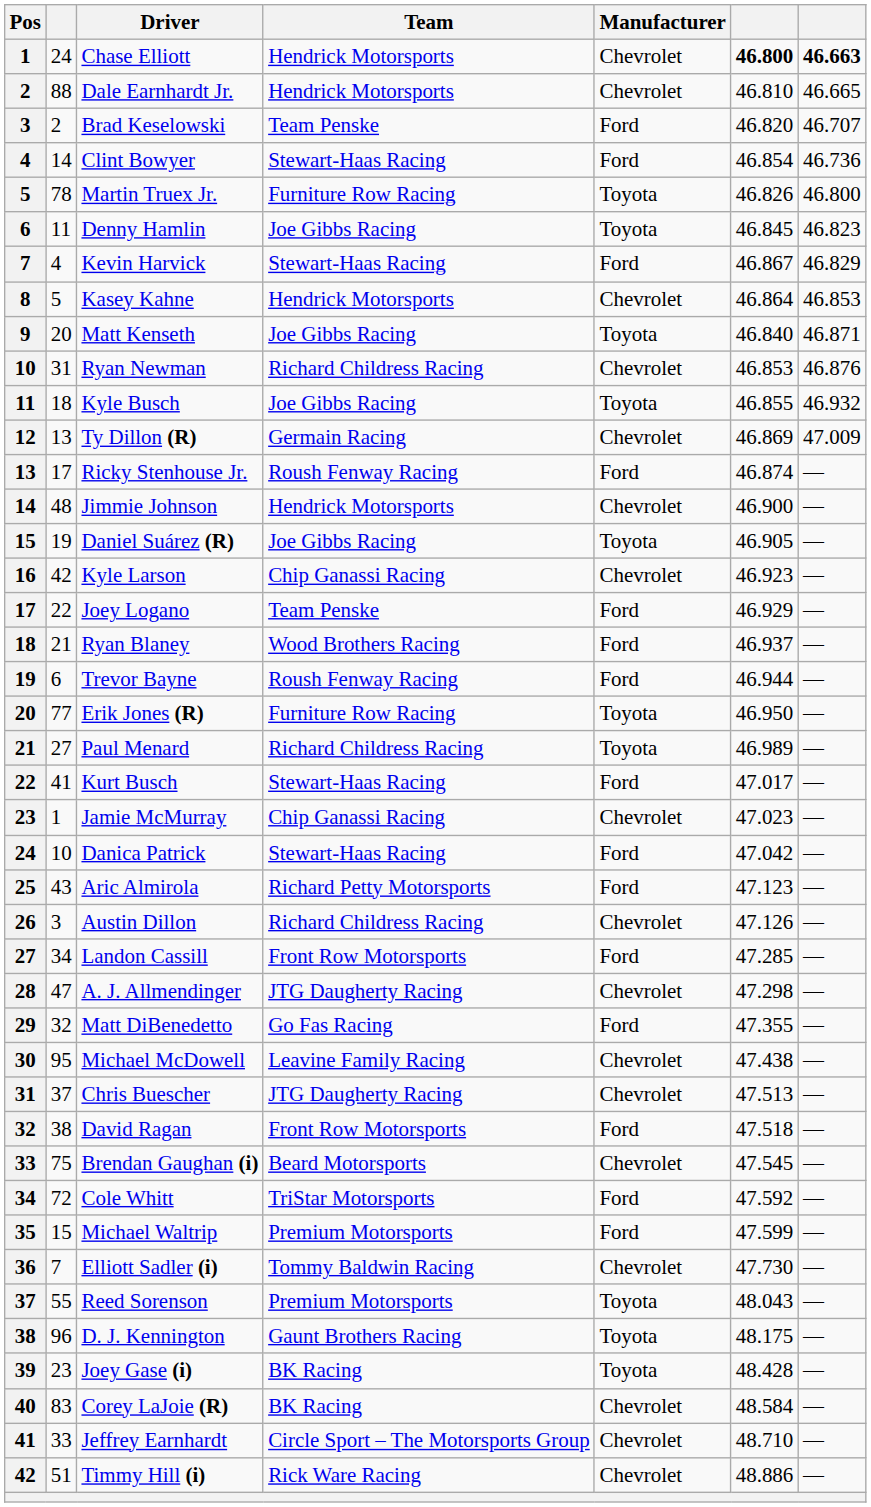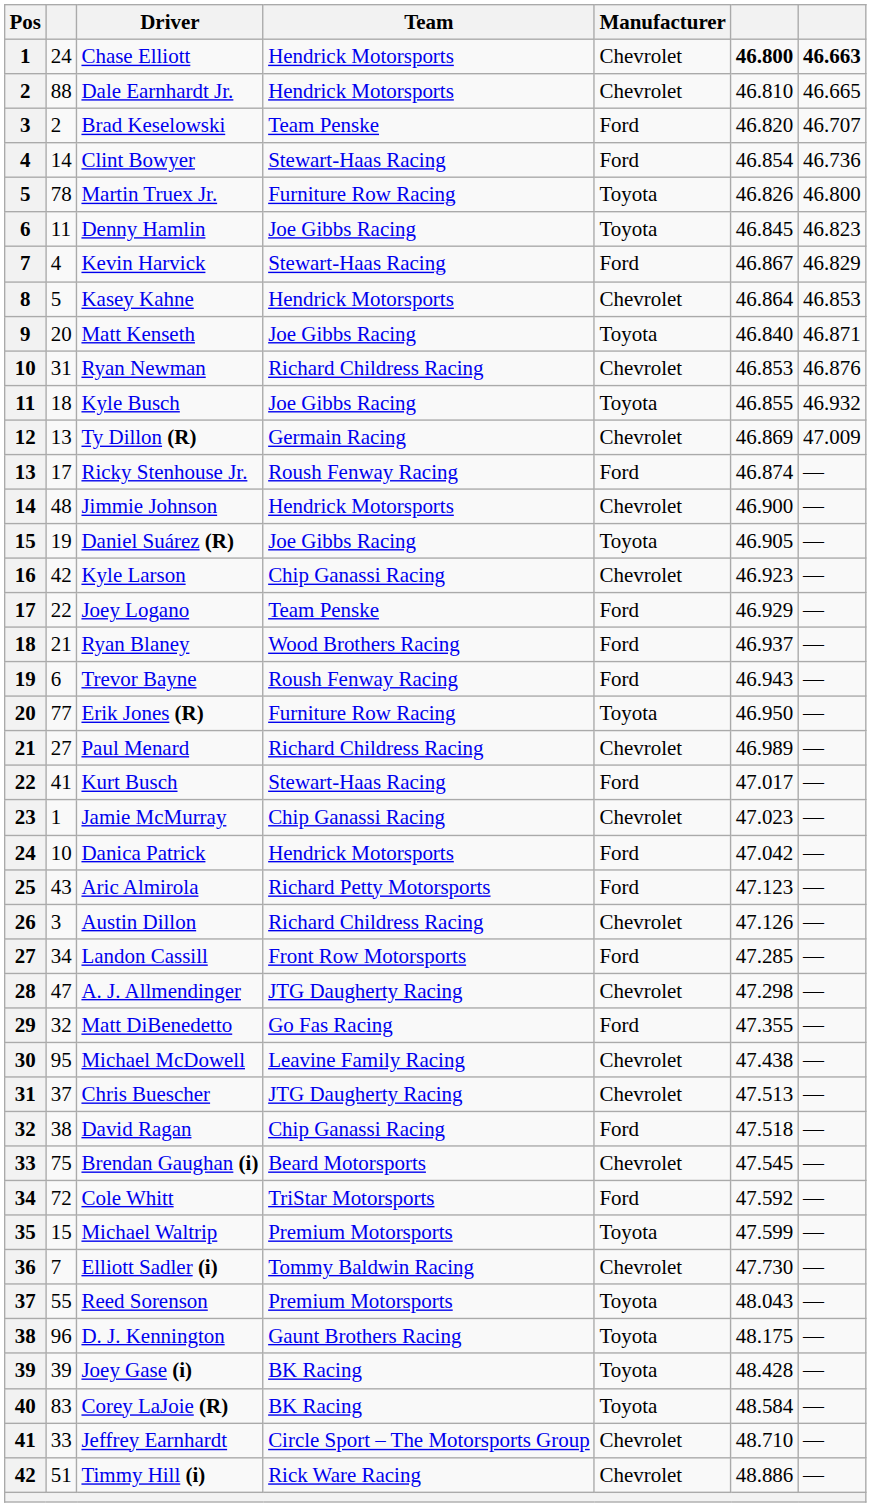(764, 679) 46.944 -> (764, 679) 46.943
(628, 748) Toyota -> (641, 748) Chevrolet
(357, 852) Stewart-Haas Racing -> (361, 852) Hendrick Motorsports
(367, 1128) Front Row Motorsports -> (357, 1128) Chip Ganassi Racing
(619, 1232) Ford -> (628, 1232) Toyota
(61, 1370) 23 -> (61, 1370) 39
(641, 1405) Chevrolet -> (628, 1405) Toyota
